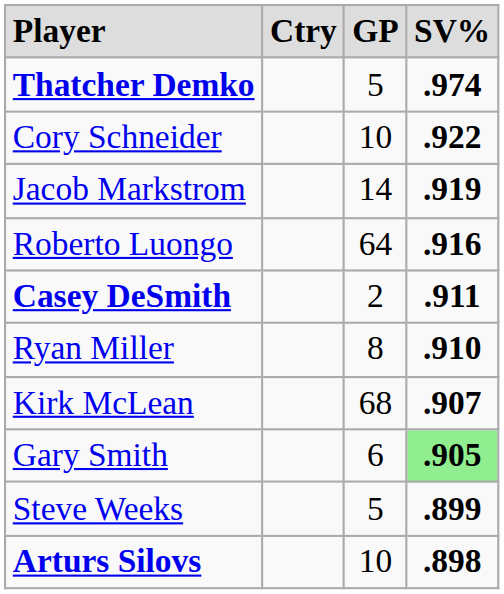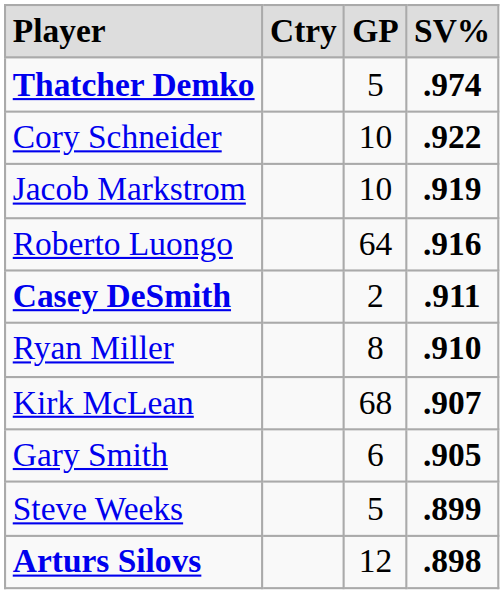(375, 190) 14 -> (375, 190) 10
(452, 455) lightgreen background -> (452, 455) no background
(375, 561) 10 -> (375, 561) 12
